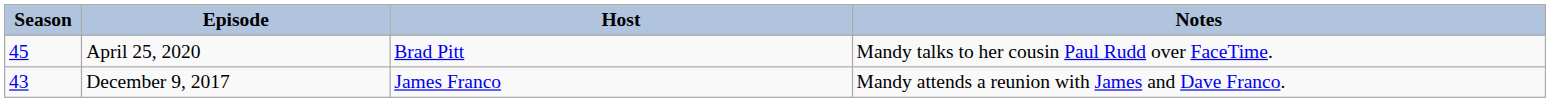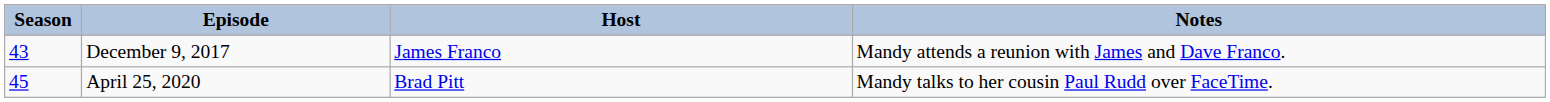rows swapped: (158, 81) <-> (143, 50)
